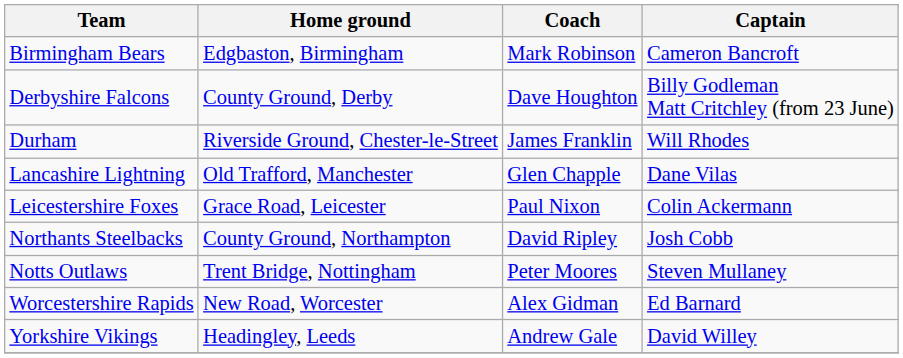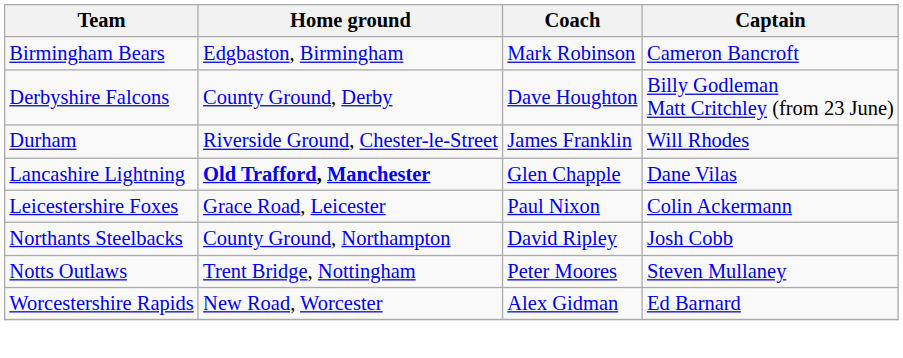(308, 173) normal -> (317, 173) bold
- row: (83, 336)
